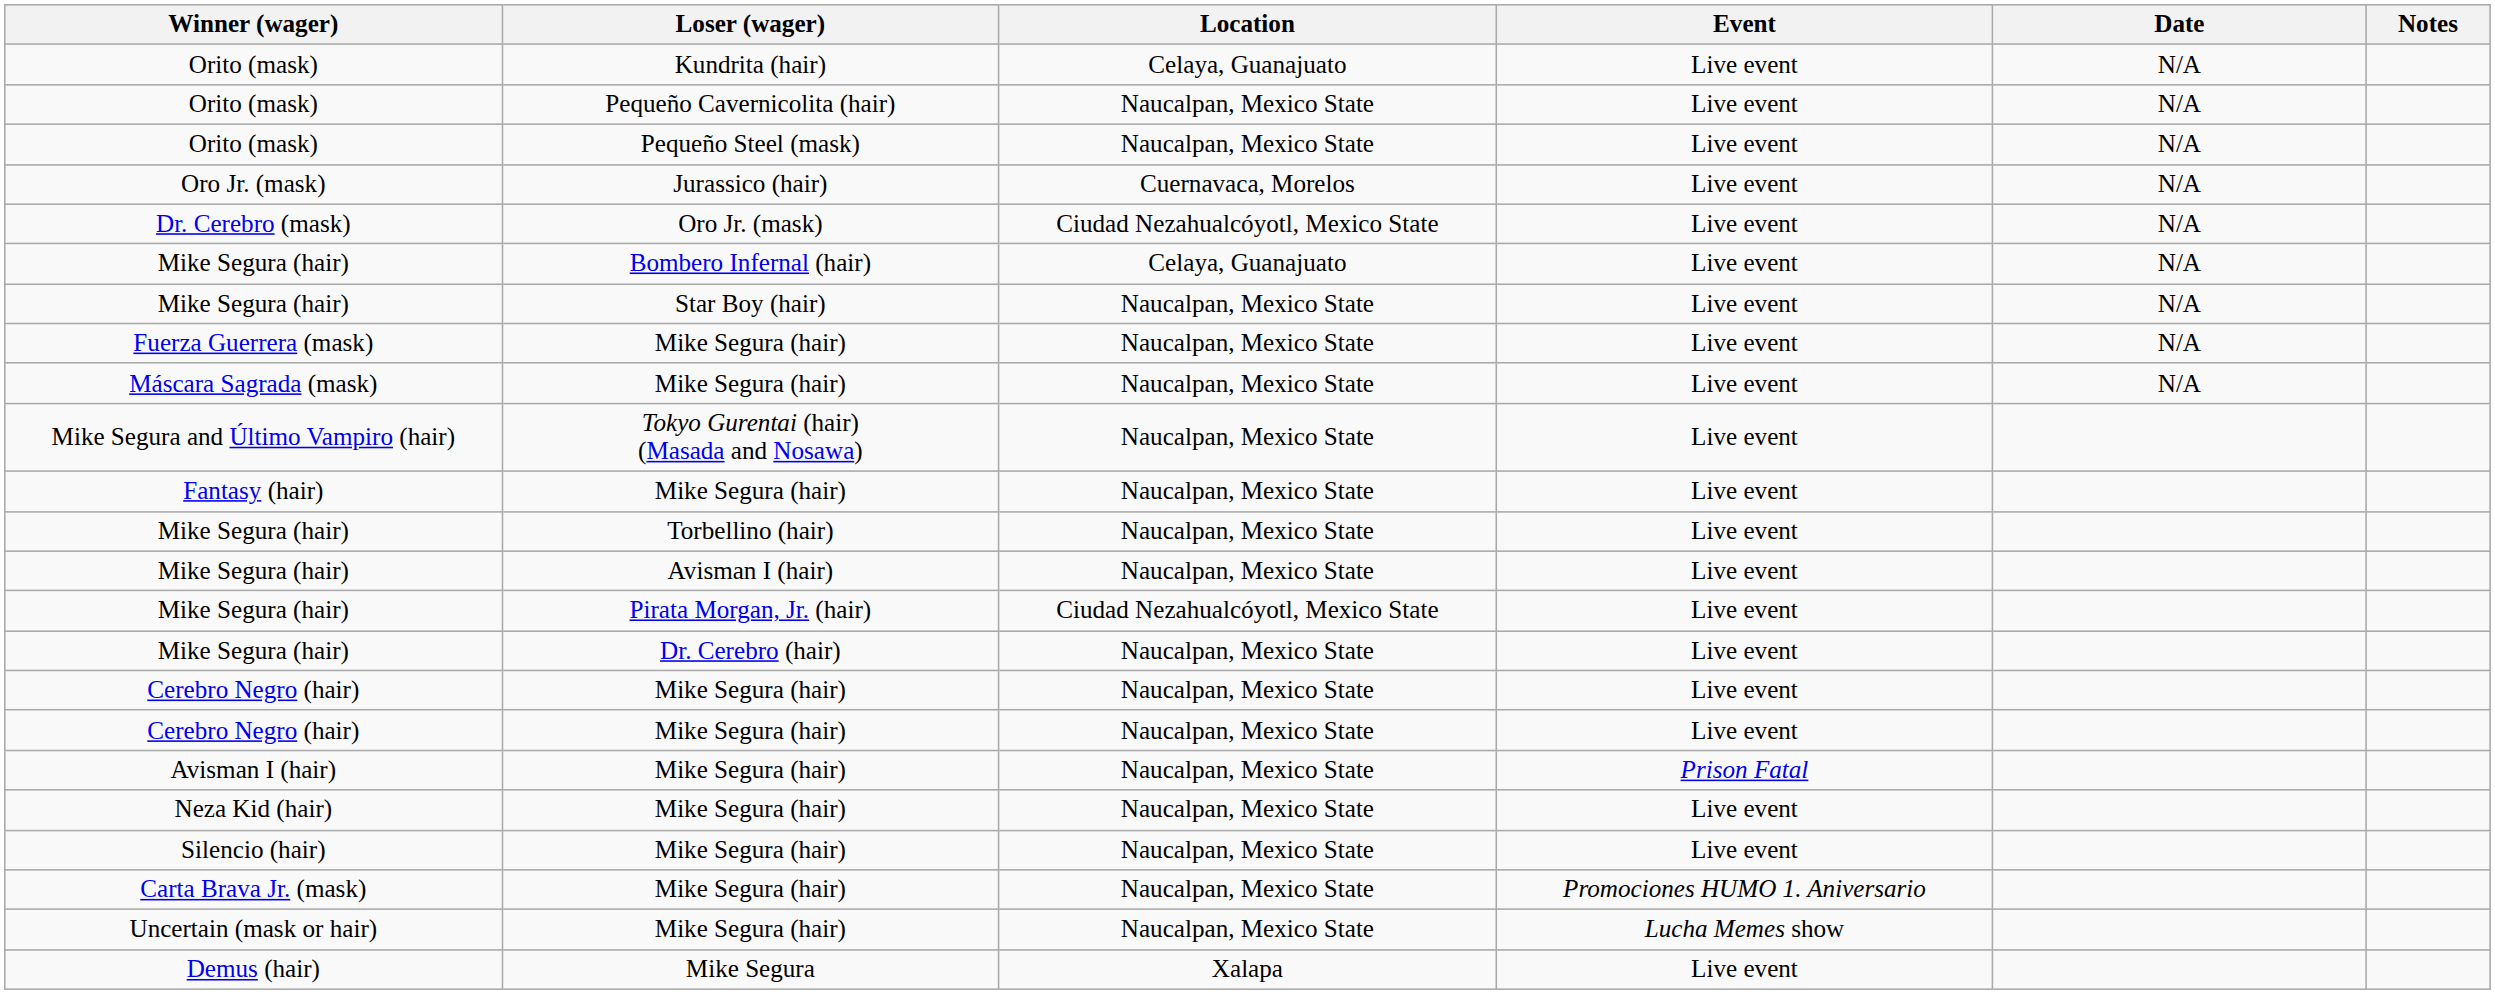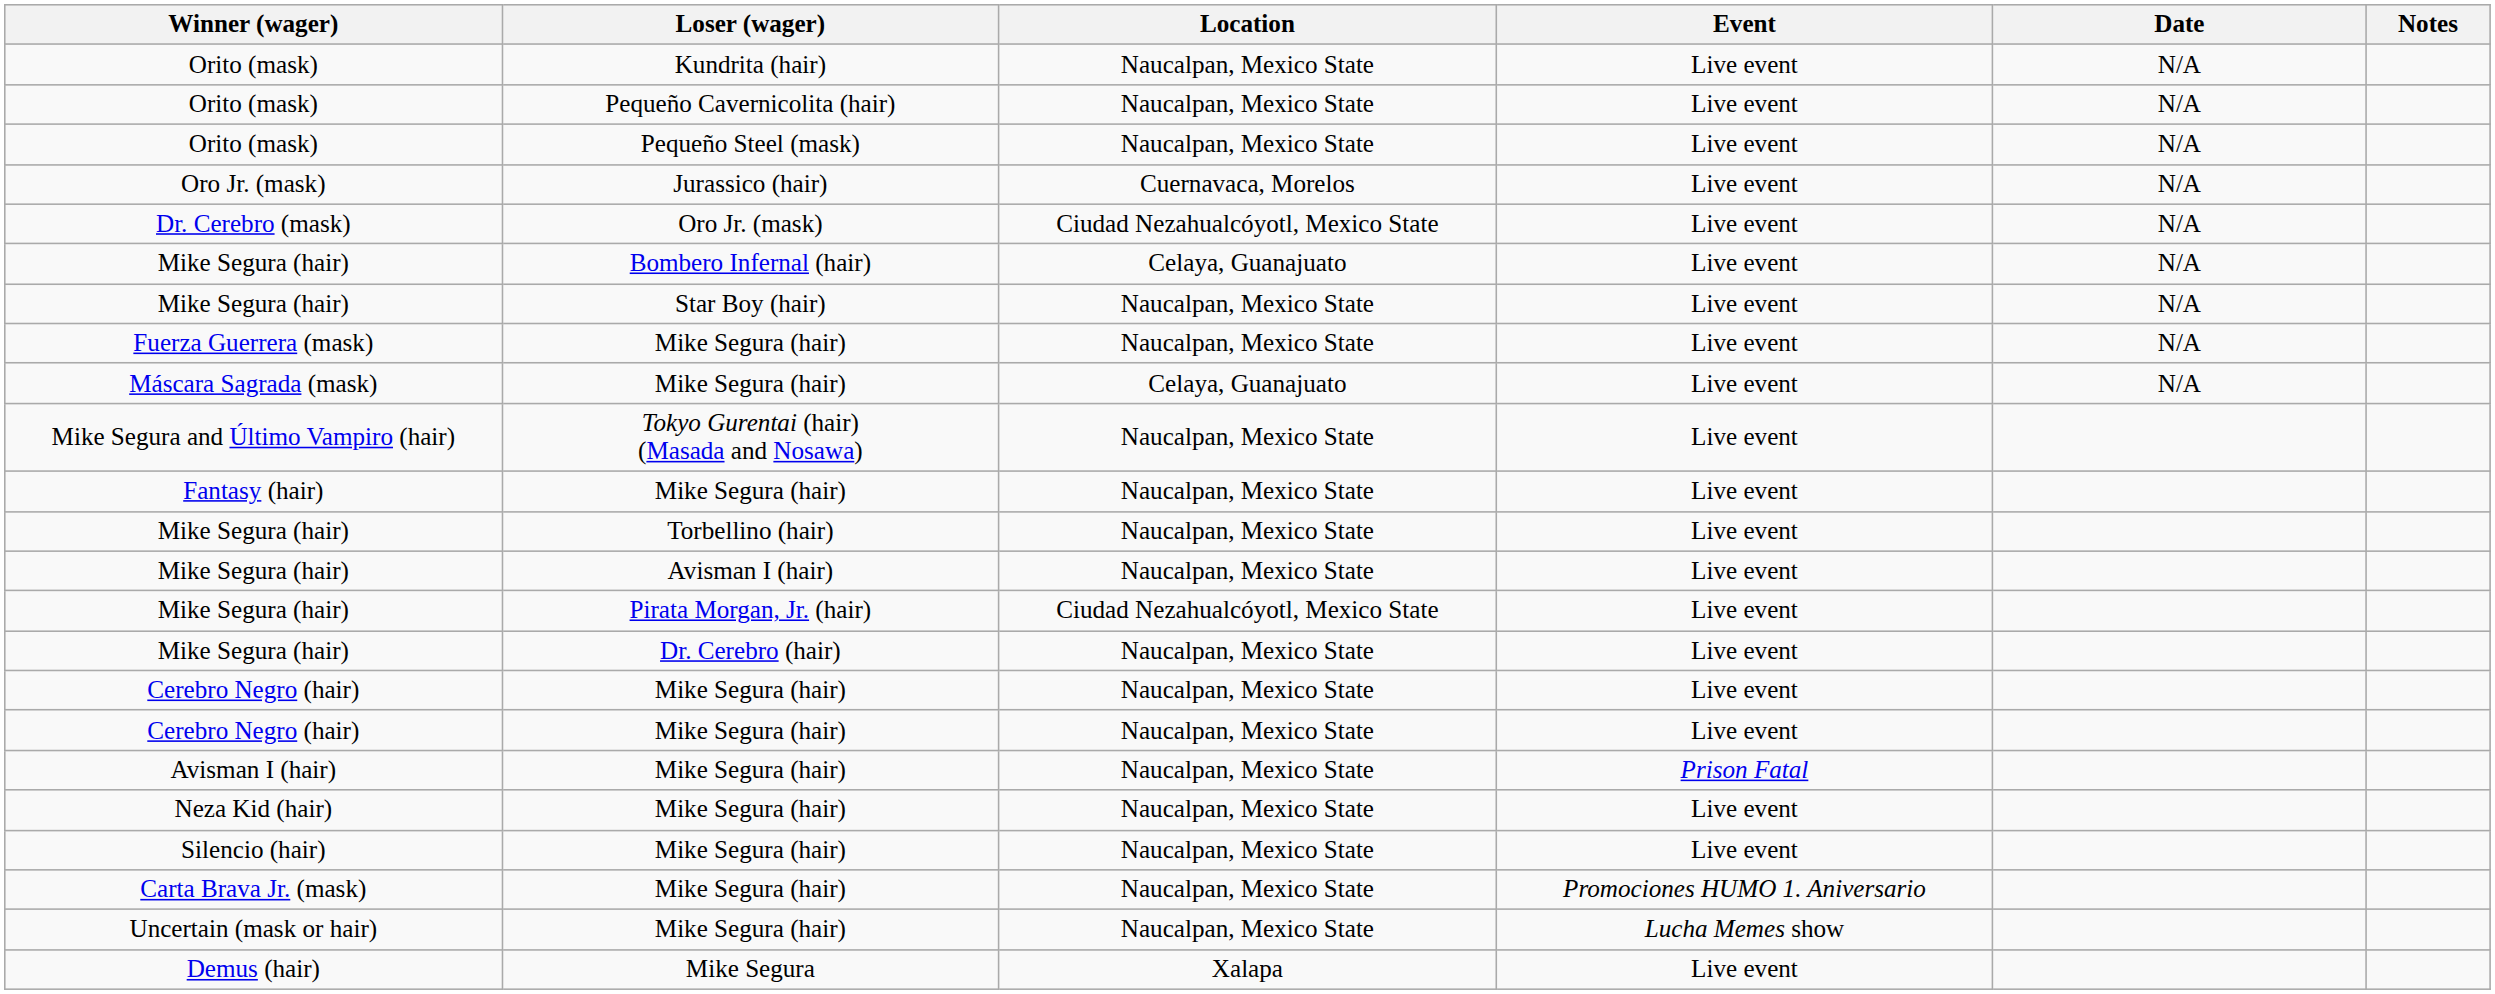(1247, 64) Celaya, Guanajuato -> (1247, 64) Naucalpan, Mexico State
(1247, 382) Naucalpan, Mexico State -> (1247, 382) Celaya, Guanajuato
